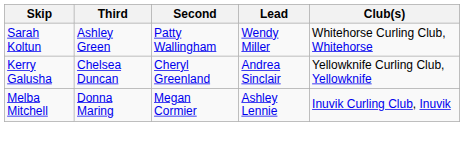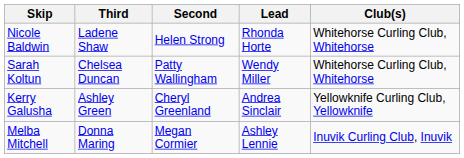+ row: (28, 39)
(95, 39) Ashley Green -> (100, 72) Chelsea Duncan
(99, 72) Chelsea Duncan -> (96, 104) Ashley Green
